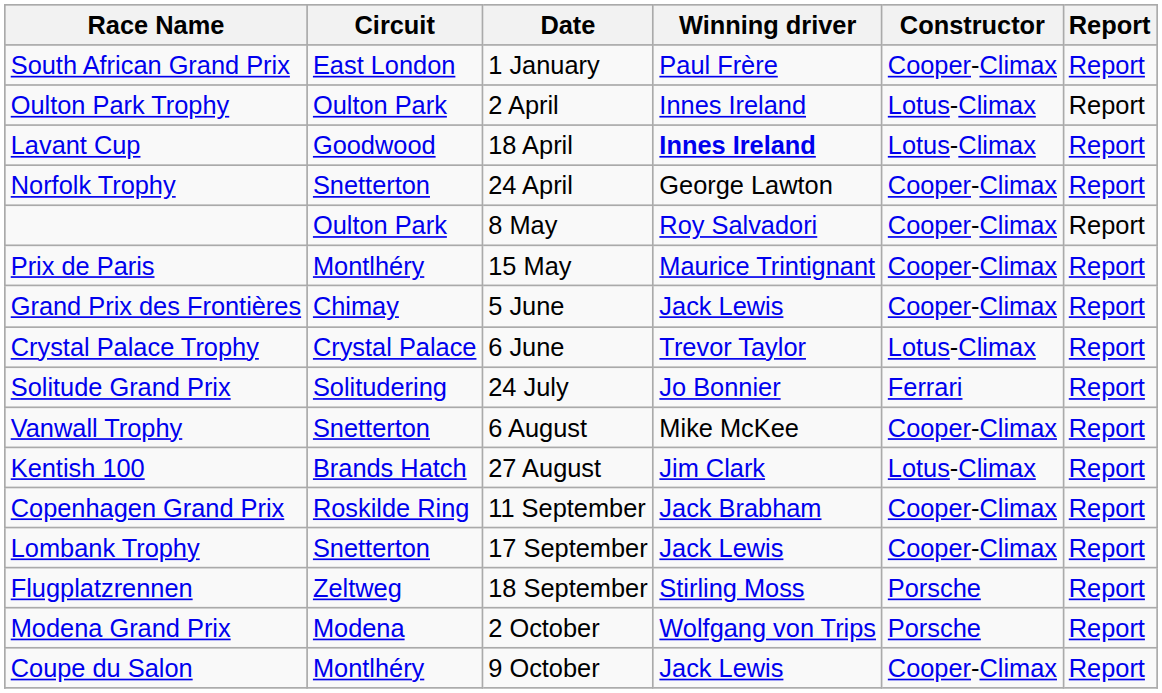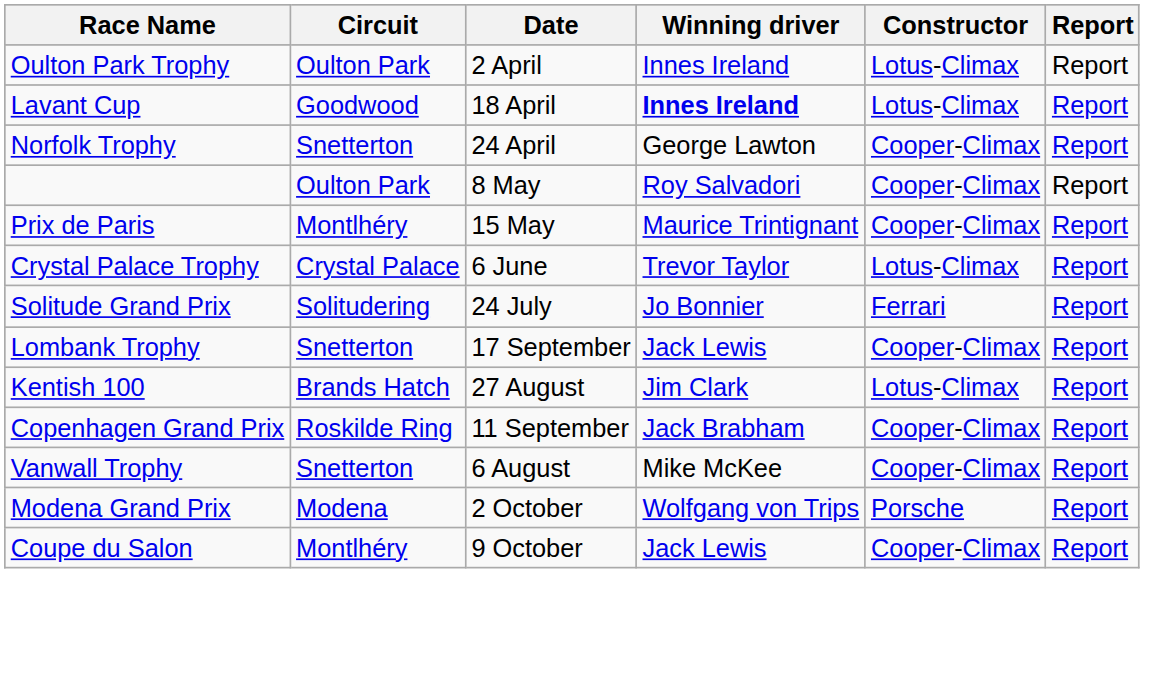- row: (150, 65)
- row: (156, 306)
rows swapped: (97, 427) <-> (105, 548)
- row: (102, 588)
